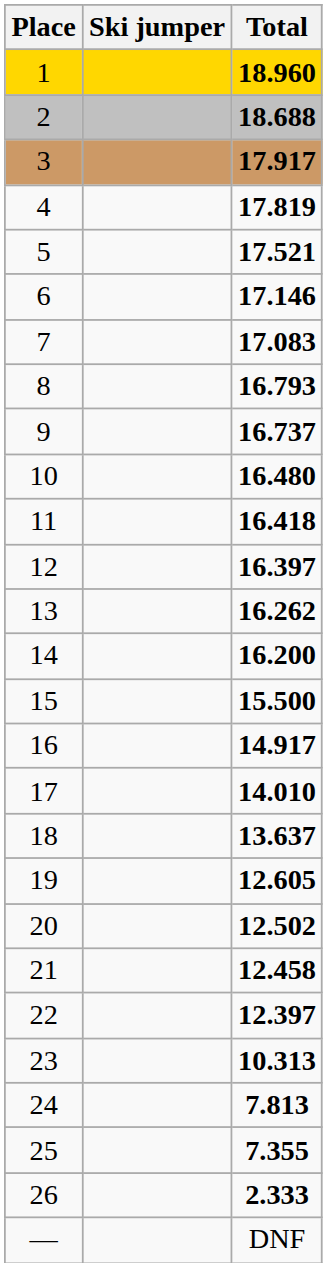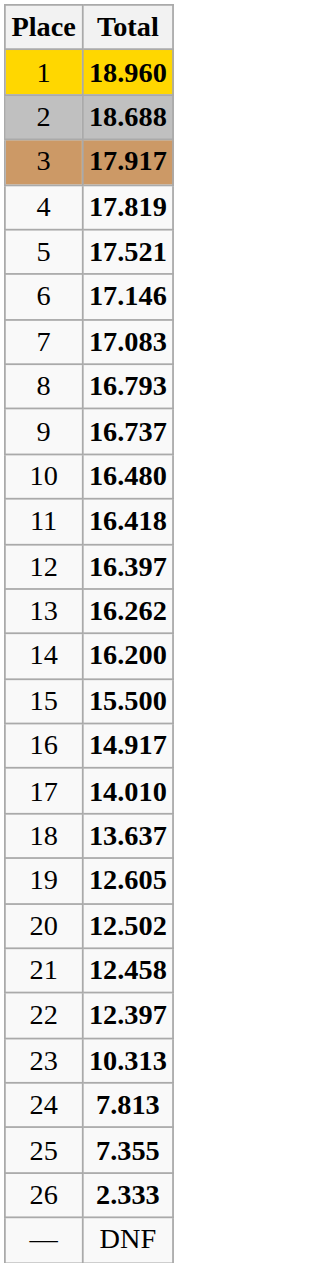- column: (157, 26)
